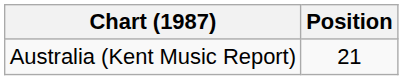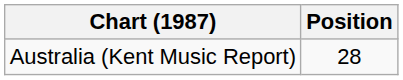(349, 56) 21 -> (349, 56) 28
